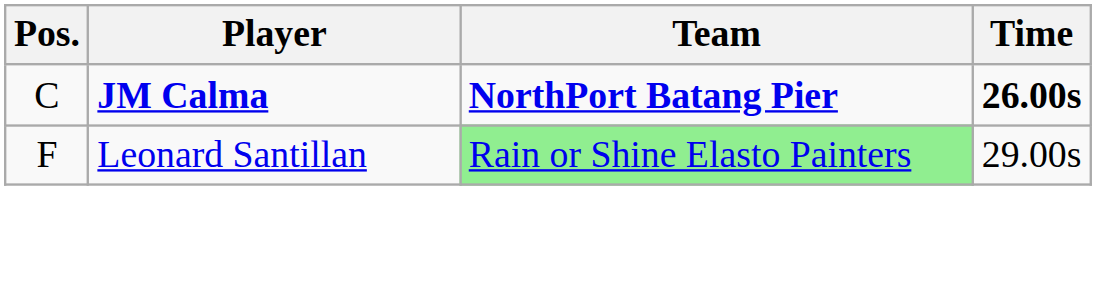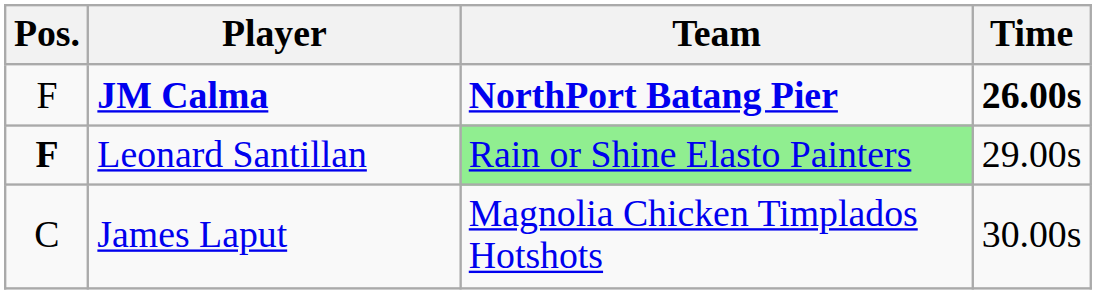(47, 94) C -> (47, 94) F
(47, 154) normal -> (47, 154) bold
+ row: (192, 235)
